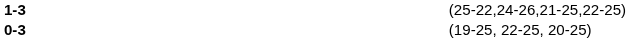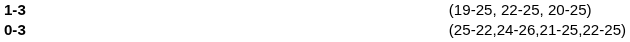(537, 10) (25-22,24-26,21-25,22-25) -> (520, 10) (19-25, 22-25, 20-25)
(520, 30) (19-25, 22-25, 20-25) -> (537, 30) (25-22,24-26,21-25,22-25)
